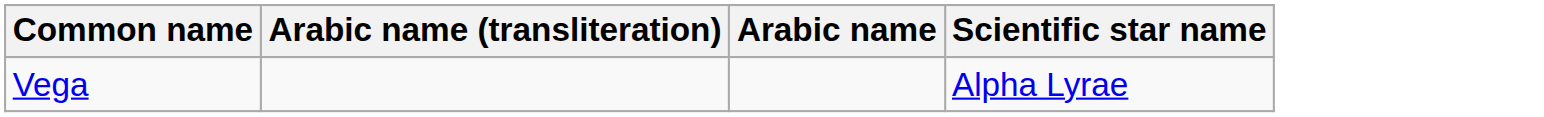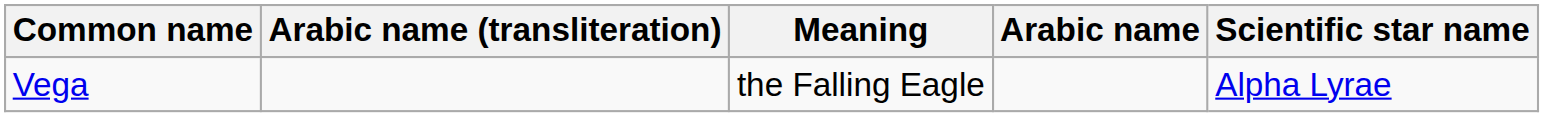+ column: (861, 30)
